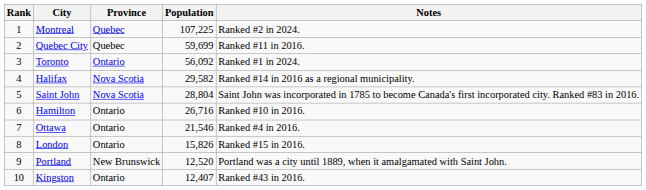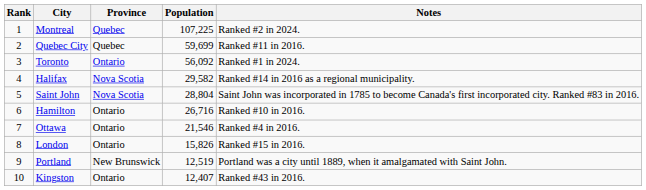(199, 161) 12,520 -> (199, 161) 12,519
